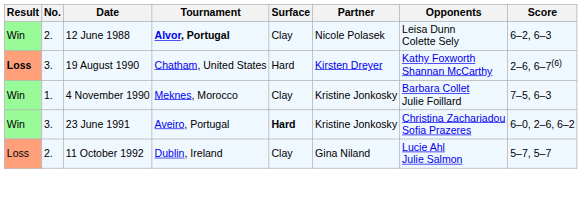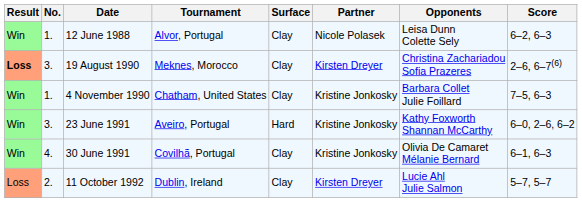(48, 35) 2. -> (48, 35) 1.
(192, 35) bold -> (189, 35) normal
(211, 65) Chatham, United States -> (196, 65) Meknes, Morocco
(283, 65) Hard -> (282, 65) Clay
(447, 65) Kathy Foxworth Shannan McCarthy -> (454, 65) Christina Zachariadou Sofia Prazeres
(196, 94) Meknes, Morocco -> (211, 94) Chatham, United States
(284, 123) bold -> (283, 123) normal
(454, 123) Christina Zachariadou Sofia Prazeres -> (447, 123) Kathy Foxworth Shannan McCarthy
+ row: (98, 153)
(343, 153) Gina Niland -> (349, 182) Kirsten Dreyer
